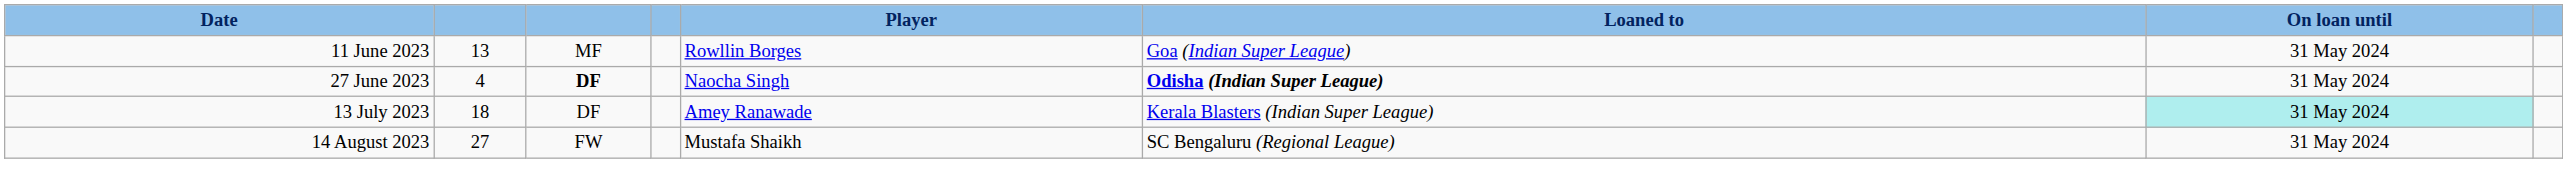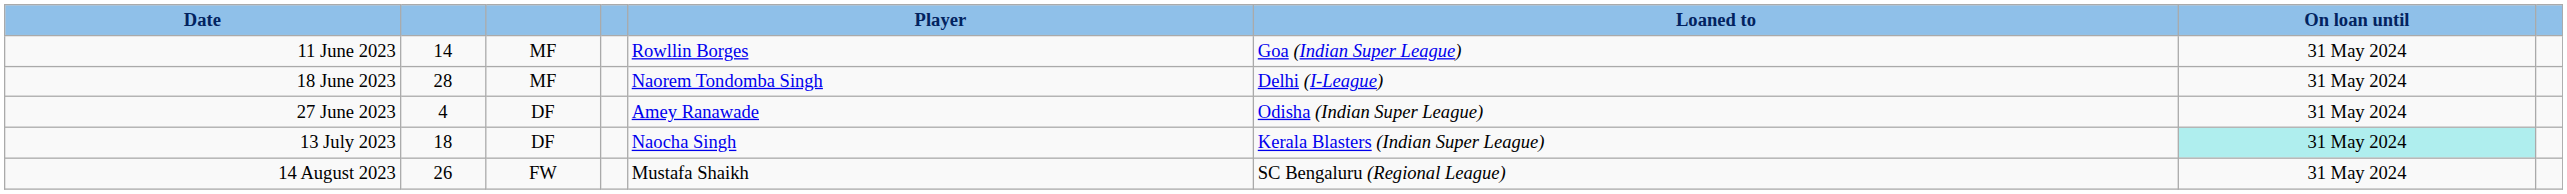(480, 50) 13 -> (443, 50) 14
+ row: (346, 81)
(588, 81) bold -> (543, 112) normal
(737, 81) Naocha Singh -> (695, 112) Amey Ranawade
(1265, 81) bold -> (1370, 112) normal
(748, 112) Amey Ranawade -> (684, 142) Naocha Singh
(480, 142) 27 -> (443, 173) 26
